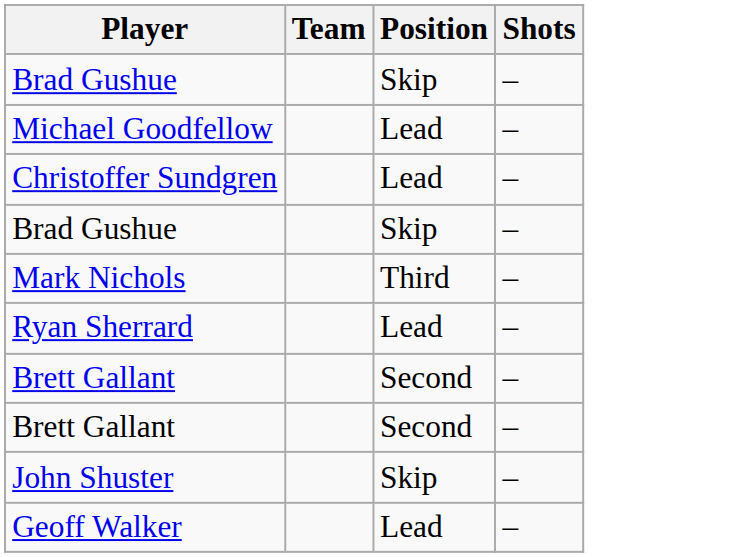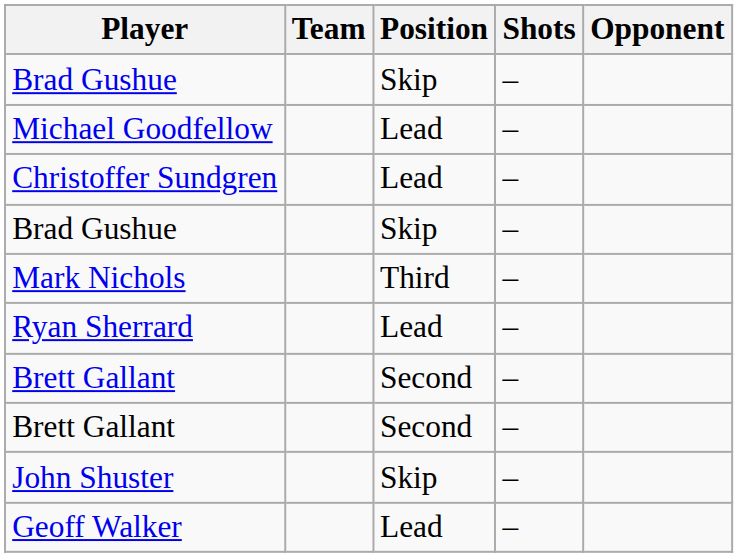+ column: (657, 29)
